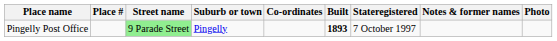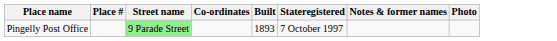- column: (228, 12)
(337, 28) bold -> (264, 28) normal
